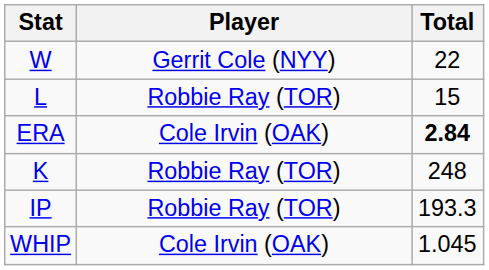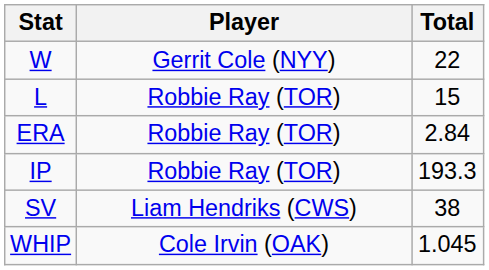(244, 134) Cole Irvin (OAK) -> (244, 134) Robbie Ray (TOR)
(447, 134) bold -> (447, 134) normal
- row: (41, 171)
+ row: (41, 208)
